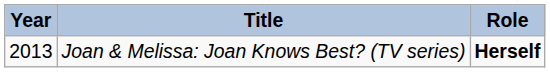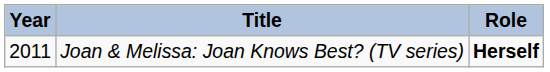(31, 51) 2013 -> (30, 51) 2011
